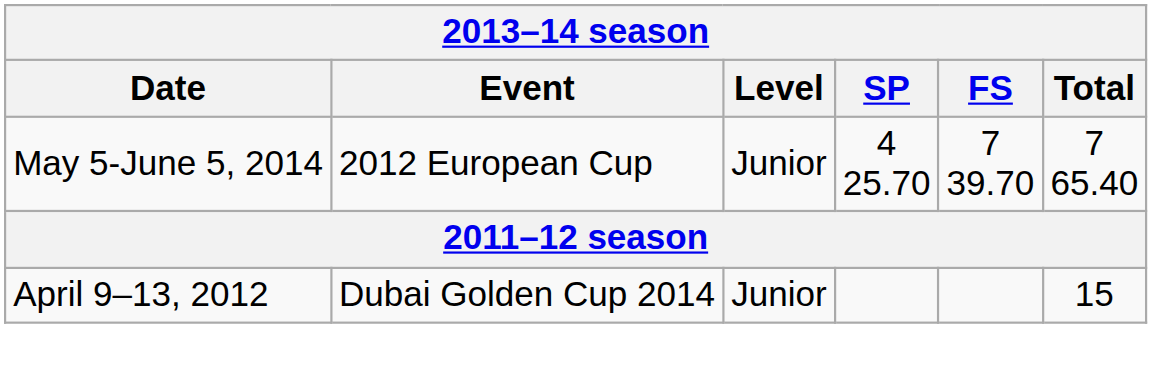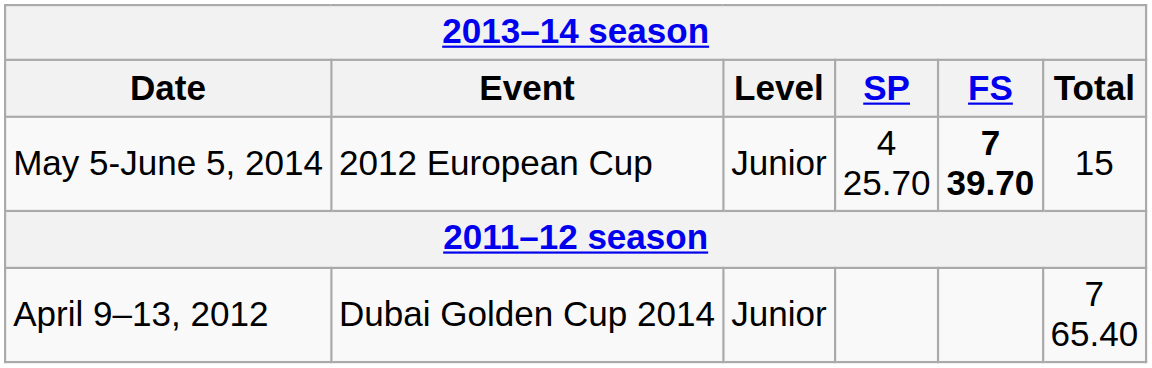(990, 163) normal -> (990, 163) bold
(1094, 163) 7 65.40 -> (1094, 163) 15
(1094, 293) 15 -> (1094, 313) 7 65.40
